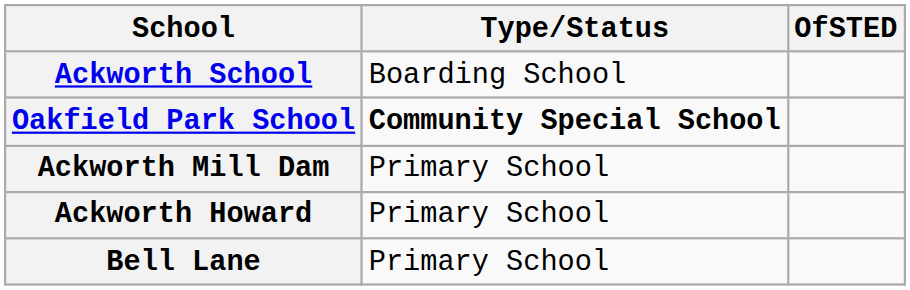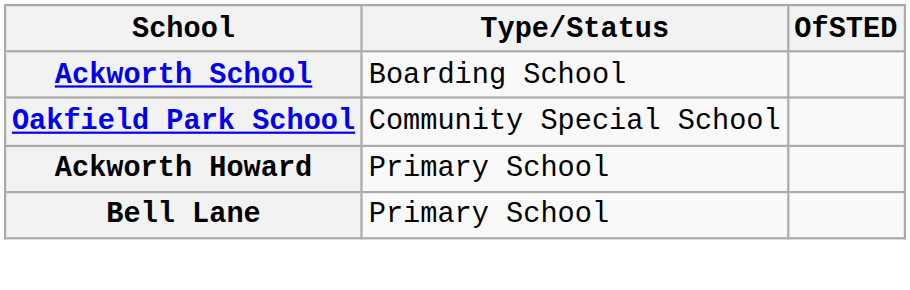(575, 122) bold -> (575, 122) normal
- row: (184, 168)
